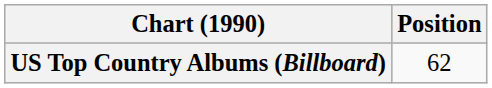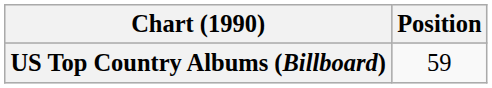(439, 62) 62 -> (439, 62) 59
